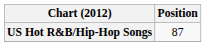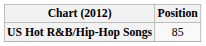(178, 32) 87 -> (178, 32) 85
